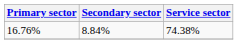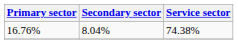(96, 30) 8.84% -> (96, 30) 8.04%
